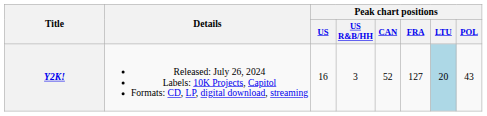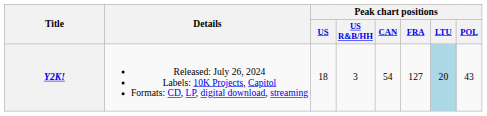(323, 77) 16 -> (323, 77) 18
(388, 77) 52 -> (388, 77) 54
